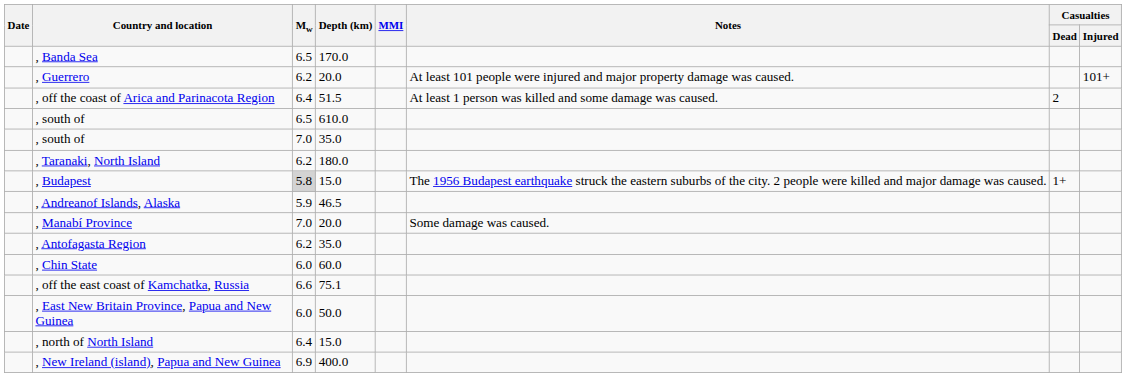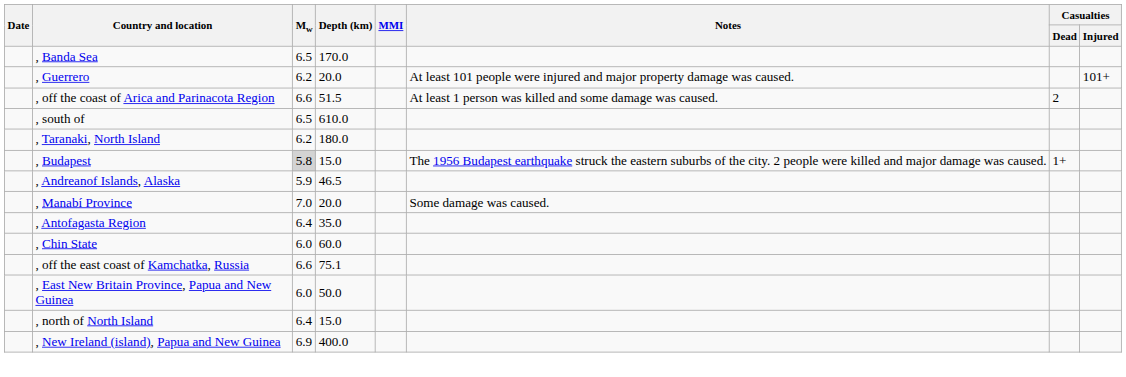(304, 98) 6.4 -> (304, 98) 6.6
- row: (60, 139)
(304, 243) 6.2 -> (304, 222) 6.4
